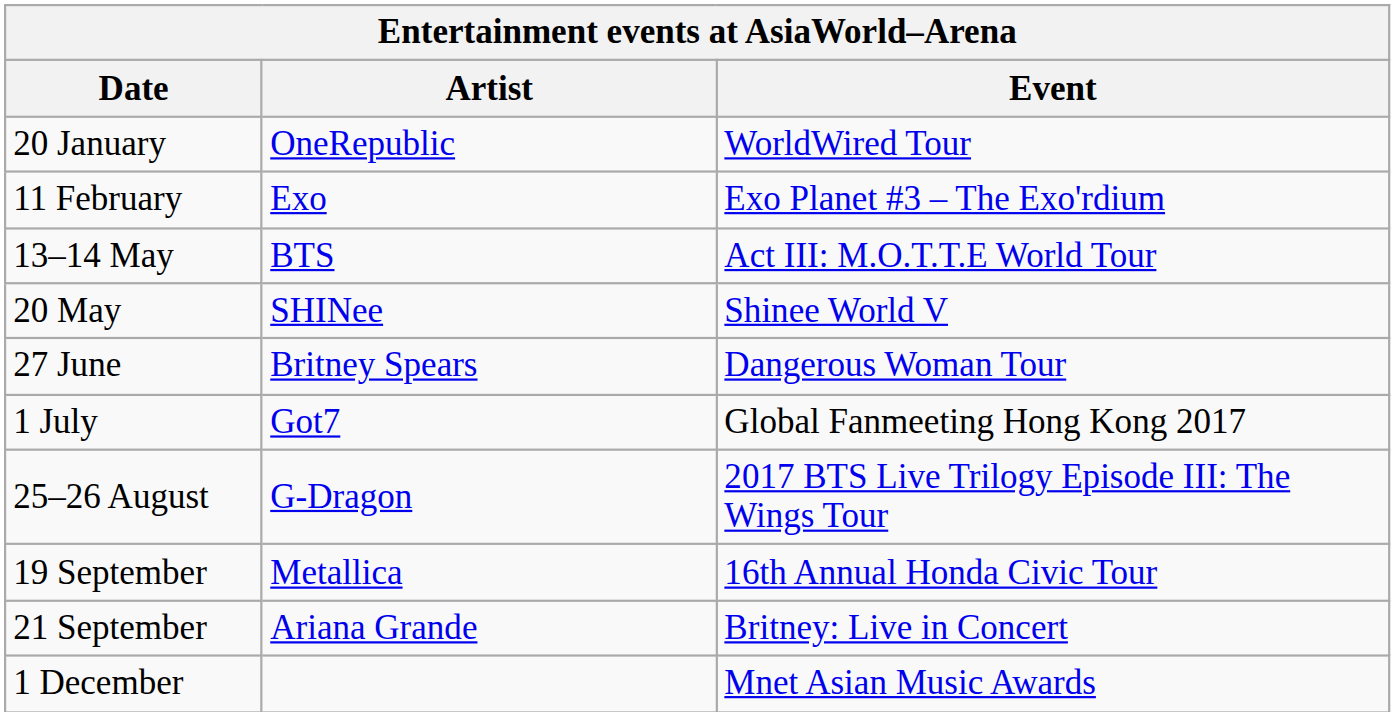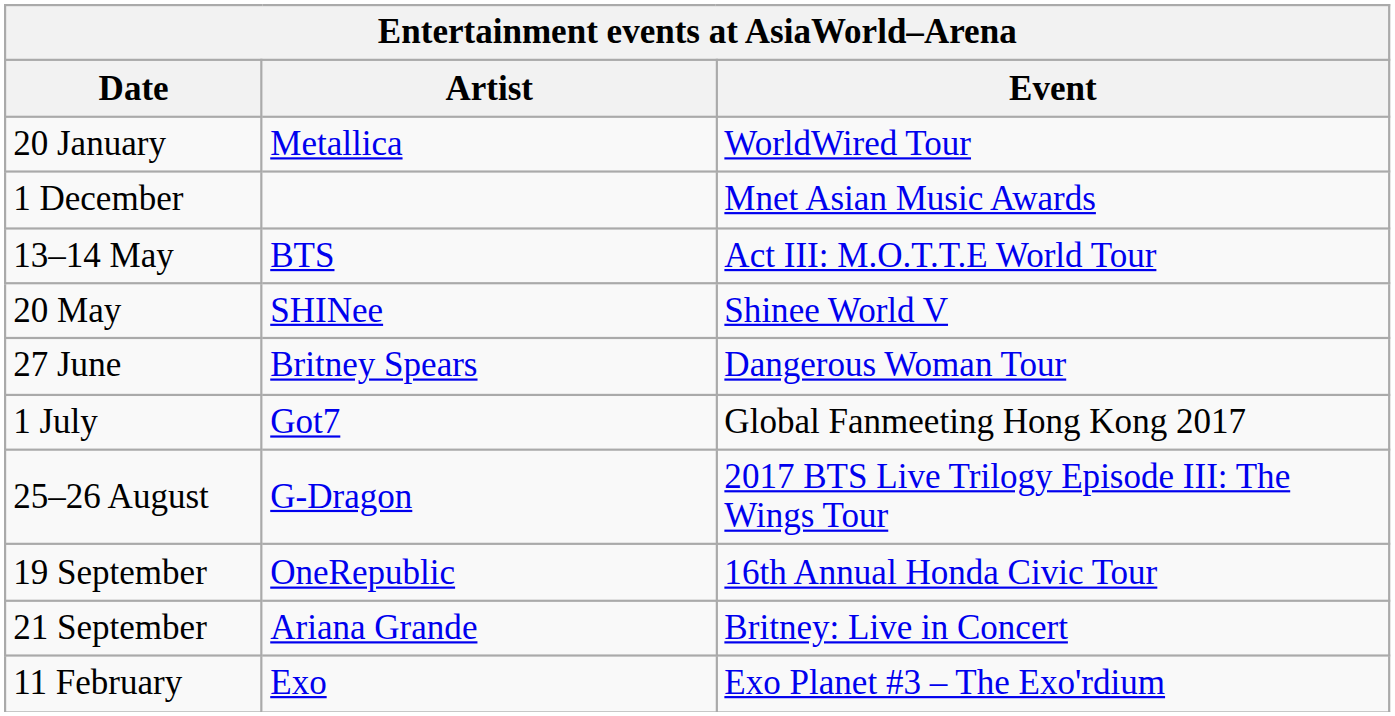(363, 143) OneRepublic -> (336, 143) Metallica
rows swapped: (98, 198) <-> (98, 682)
(336, 571) Metallica -> (363, 571) OneRepublic
